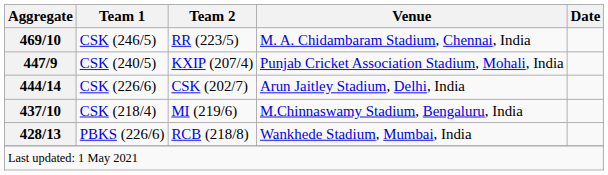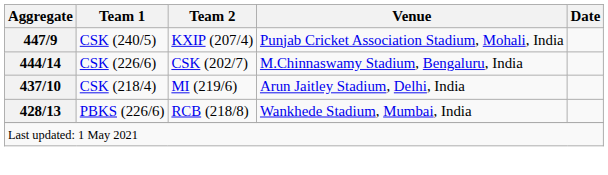- row: (118, 39)
(362, 87) Arun Jaitley Stadium, Delhi, India -> (391, 63) M.Chinnaswamy Stadium, Bengaluru, India
(391, 110) M.Chinnaswamy Stadium, Bengaluru, India -> (362, 87) Arun Jaitley Stadium, Delhi, India
